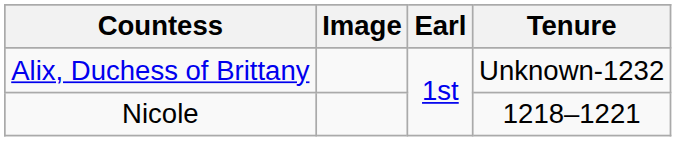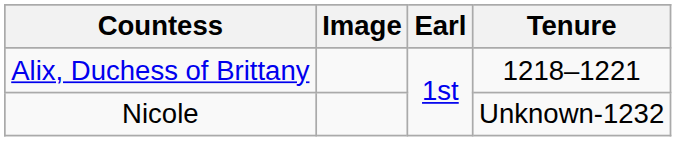(572, 69) Unknown-1232 -> (572, 69) 1218–1221
(572, 113) 1218–1221 -> (572, 113) Unknown-1232
